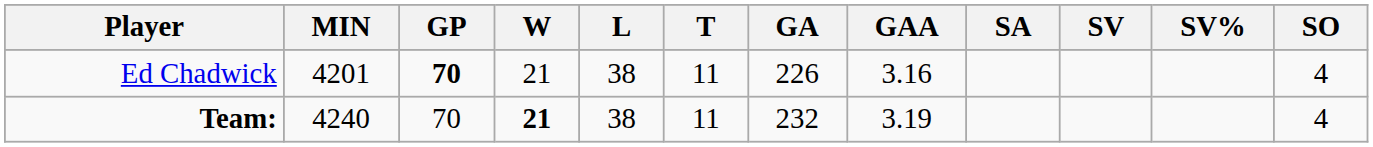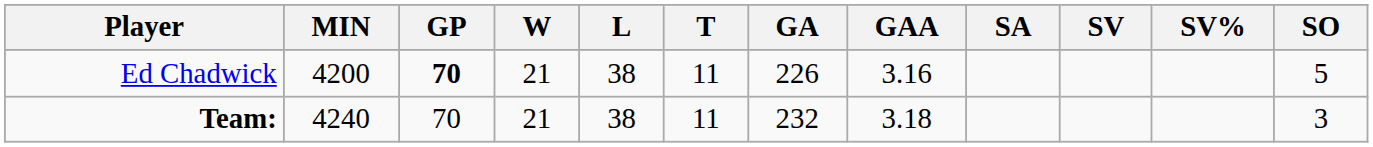(341, 73) 4201 -> (341, 73) 4200
(1321, 73) 4 -> (1321, 73) 5
(537, 118) bold -> (537, 118) normal
(907, 118) 3.19 -> (907, 118) 3.18
(1321, 118) 4 -> (1321, 118) 3
